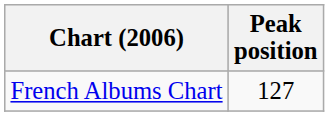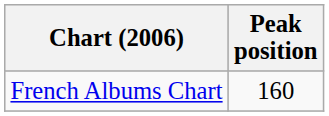(276, 90) 127 -> (276, 90) 160
